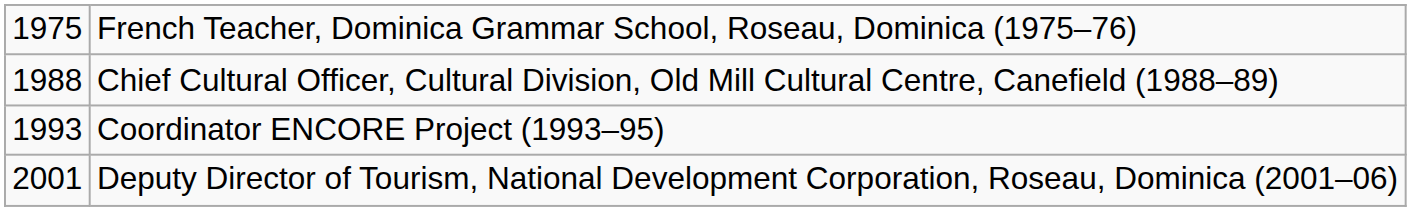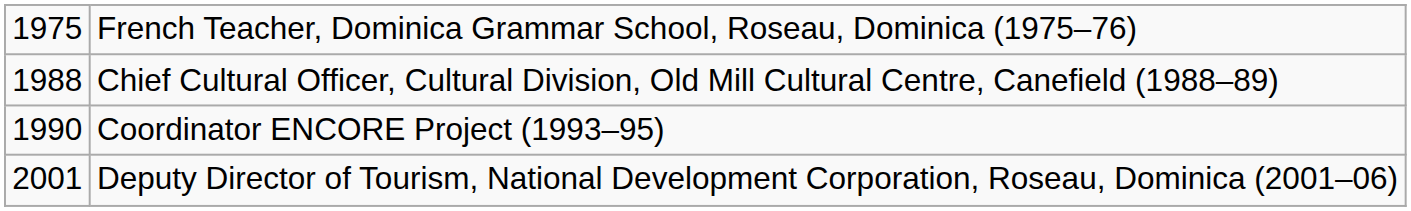(47, 129) 1993 -> (47, 129) 1990
